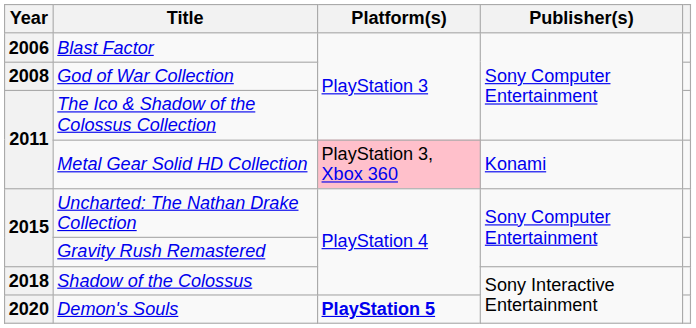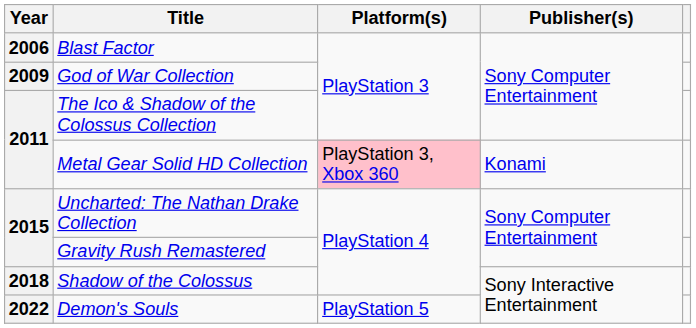(29, 76) 2008 -> (29, 76) 2009
(29, 309) 2020 -> (29, 309) 2022
(378, 309) bold -> (375, 309) normal
